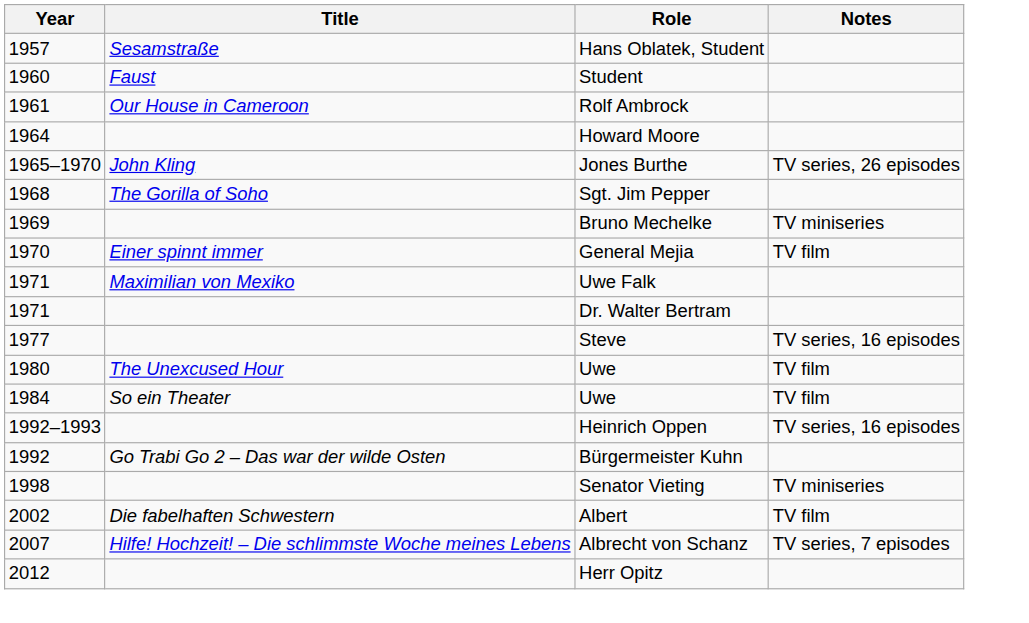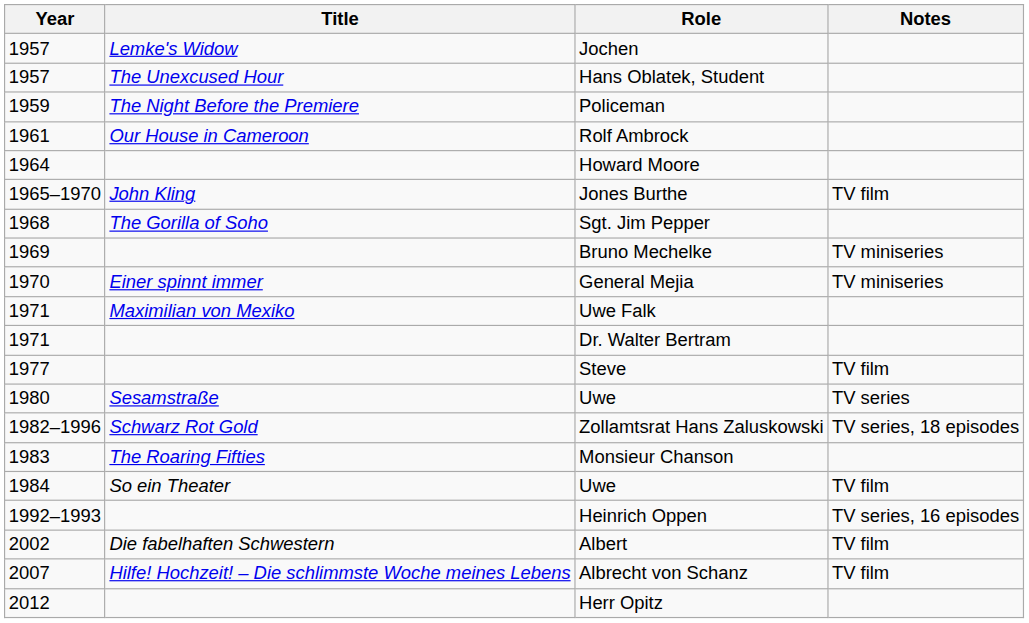+ row: (29, 48)
(164, 48) Sesamstraße -> (196, 77) The Unexcused Hour
+ row: (29, 106)
- row: (29, 77)
(866, 164) TV series, 26 episodes -> (861, 194) TV film
(801, 252) TV film -> (888, 281) TV miniseries
(866, 340) TV series, 16 episodes -> (861, 369) TV film
(196, 369) The Unexcused Hour -> (164, 398) Sesamstraße
(801, 369) TV film -> (871, 398) TV series
+ row: (55, 427)
+ row: (29, 456)
- row: (29, 456)
- row: (29, 485)
(861, 544) TV series, 7 episodes -> (861, 573) TV film
